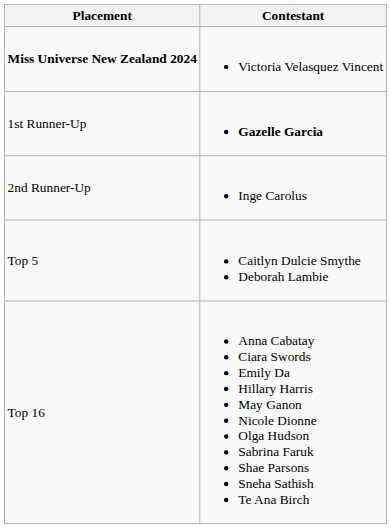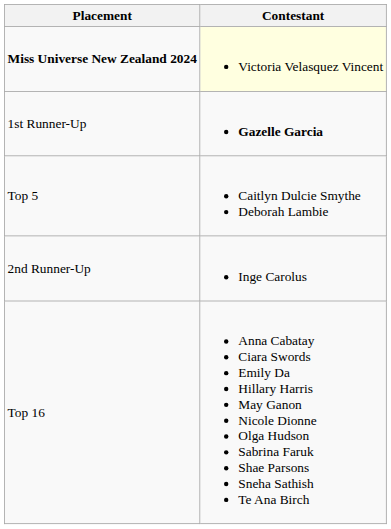(293, 67) no background -> (293, 67) lightyellow background
rows swapped: (49, 188) <-> (23, 260)
